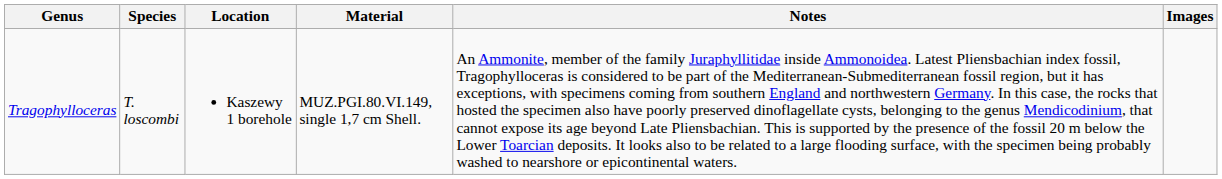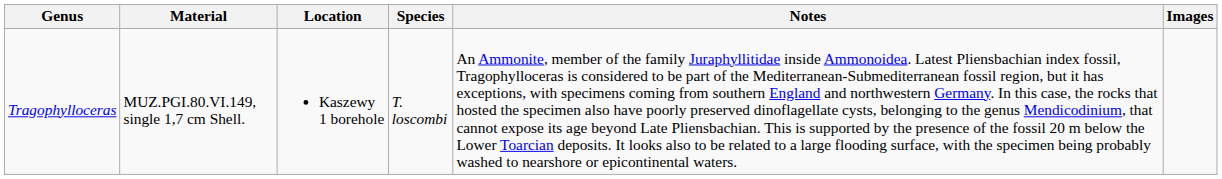columns swapped: (152, 16) <-> (374, 16)
